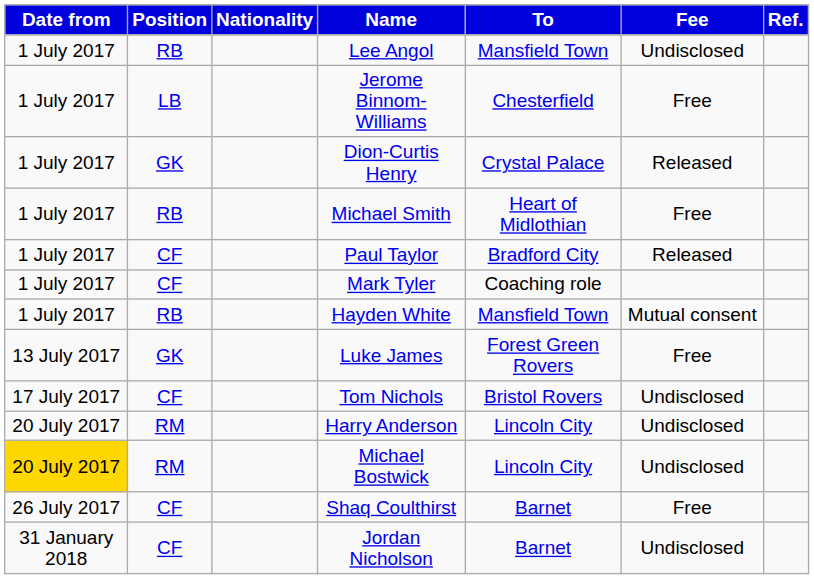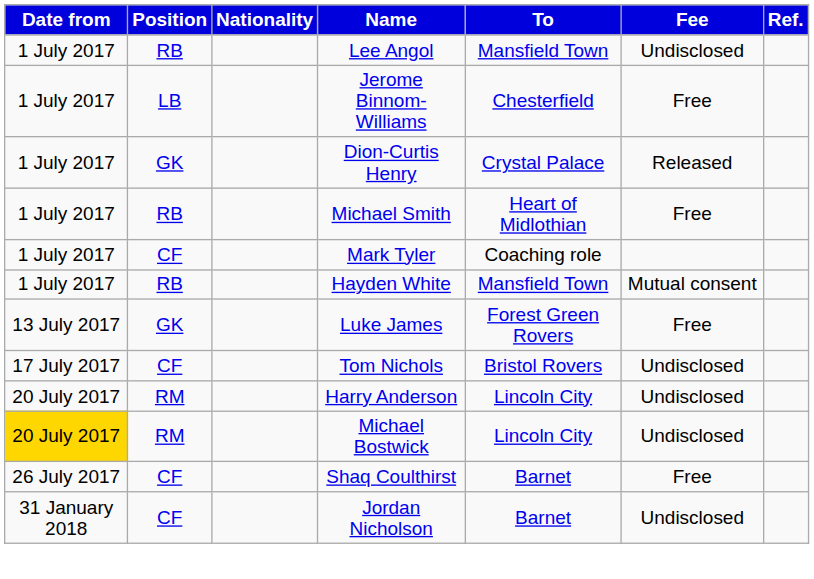- row: (391, 255)
